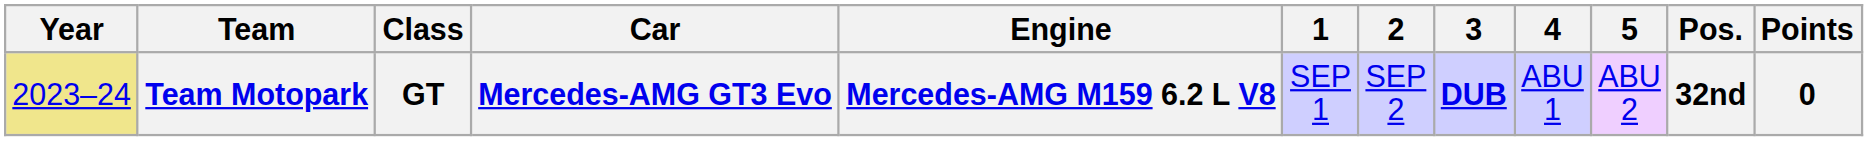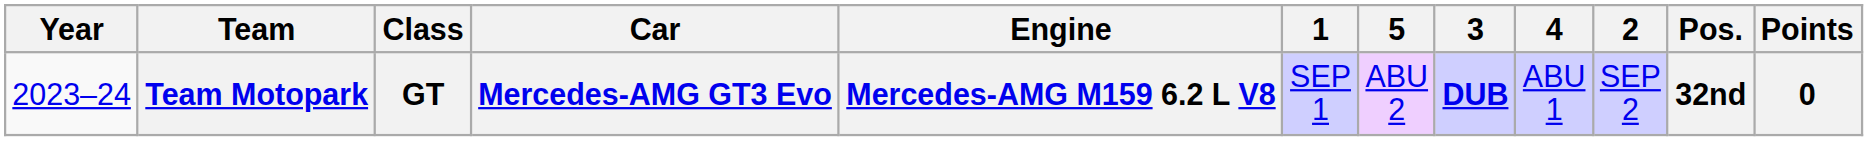columns swapped: (1396, 29) <-> (1630, 29)
(72, 94) khaki background -> (72, 94) no background
